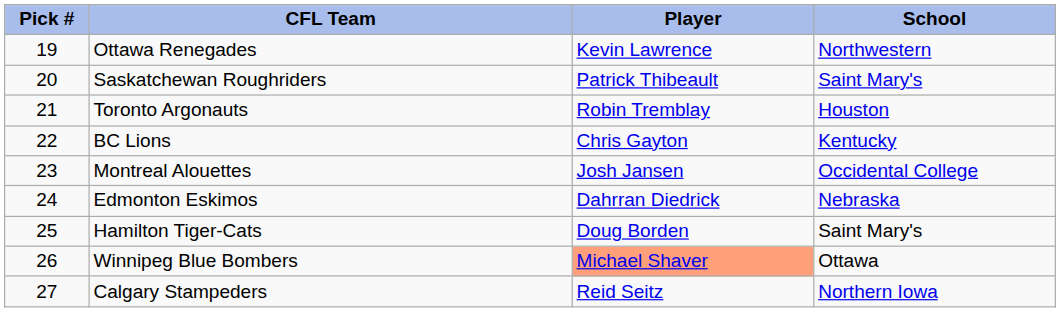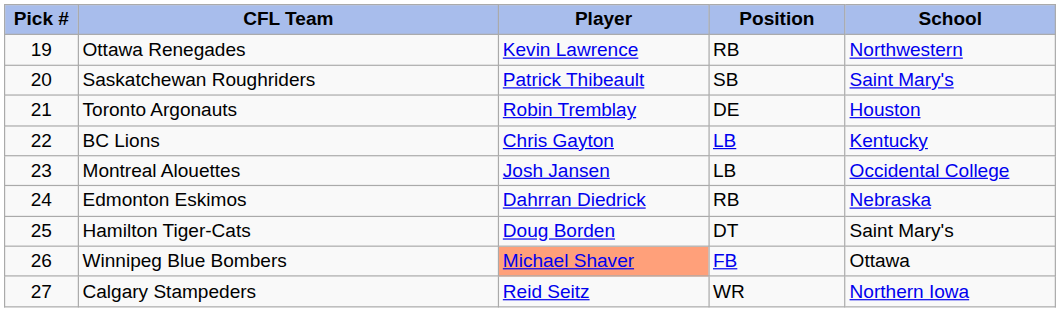+ column: (777, 19)
